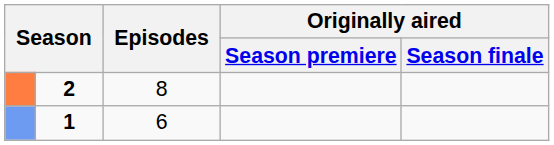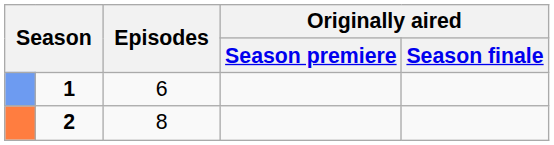rows swapped: (69, 122) <-> (69, 88)
